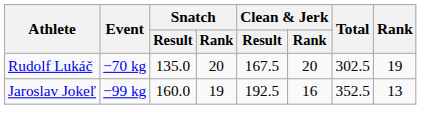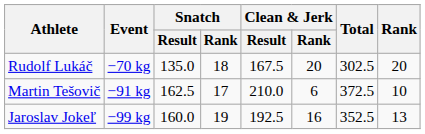(216, 66) 20 -> (221, 66) 18
(395, 66) 19 -> (399, 66) 20
+ row: (54, 91)
